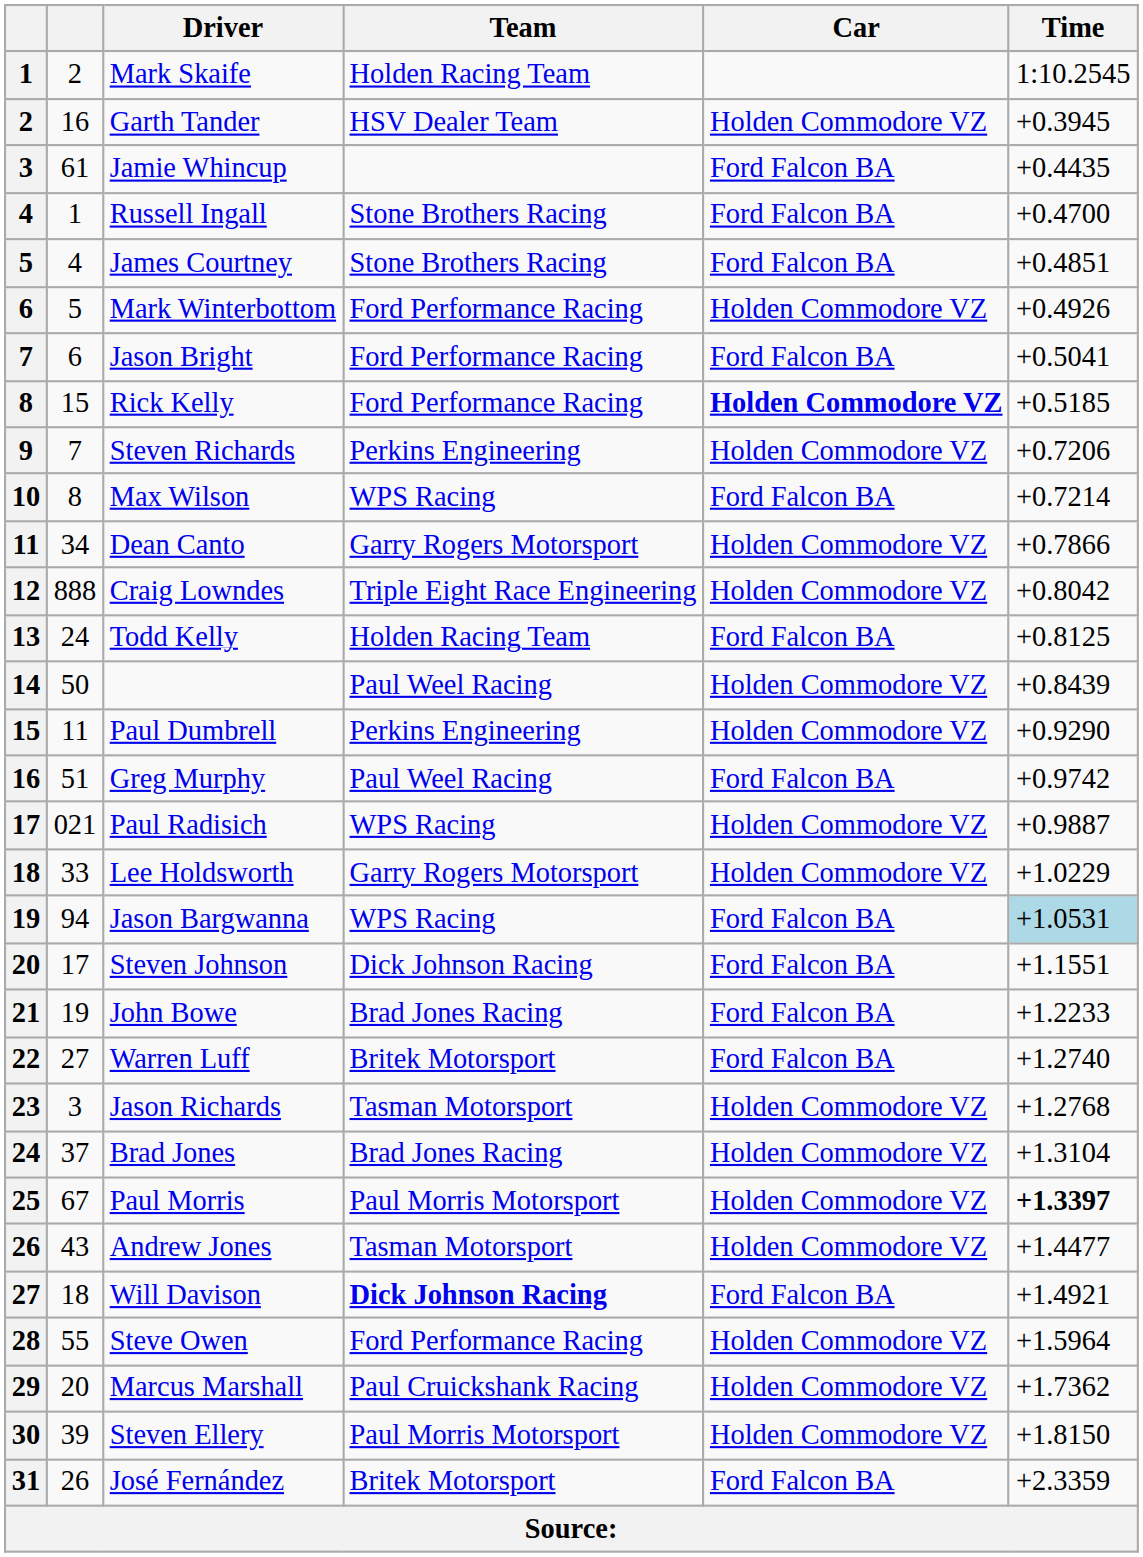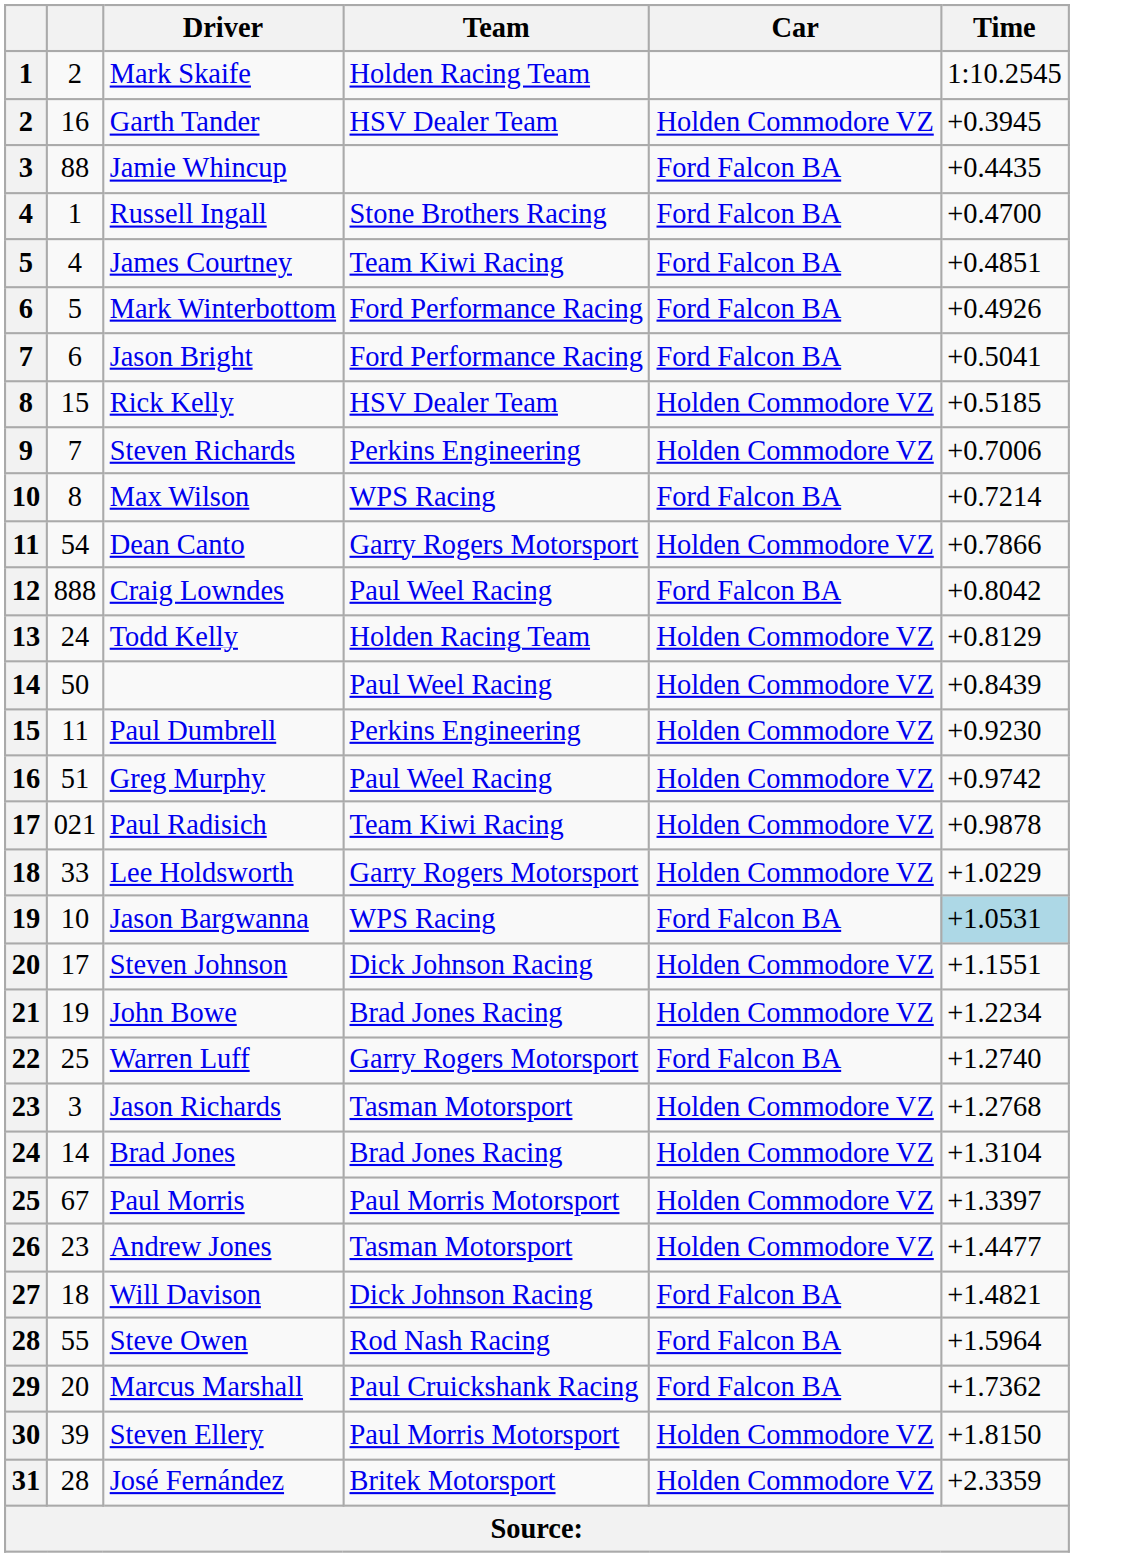(75, 168) 61 -> (75, 168) 88
(478, 262) Stone Brothers Racing -> (457, 262) Team Kiwi Racing
(849, 308) Holden Commodore VZ -> (749, 308) Ford Falcon BA
(496, 402) Ford Performance Racing -> (454, 402) HSV Dealer Team
(856, 402) bold -> (795, 402) normal
(1063, 449) +0.7206 -> (994, 449) +0.7006
(75, 543) 34 -> (75, 543) 54
(523, 590) Triple Eight Race Engineering -> (451, 590) Paul Weel Racing
(849, 590) Holden Commodore VZ -> (749, 590) Ford Falcon BA
(802, 637) Ford Falcon BA -> (795, 637) Holden Commodore VZ
(1063, 637) +0.8125 -> (994, 637) +0.8129
(1063, 730) +0.9290 -> (994, 730) +0.9230
(802, 777) Ford Falcon BA -> (795, 777) Holden Commodore VZ
(423, 824) WPS Racing -> (457, 824) Team Kiwi Racing
(1063, 824) +0.9887 -> (994, 824) +0.9878
(75, 918) 94 -> (75, 918) 10
(802, 965) Ford Falcon BA -> (795, 965) Holden Commodore VZ
(802, 1012) Ford Falcon BA -> (795, 1012) Holden Commodore VZ
(1063, 1012) +1.2233 -> (994, 1012) +1.2234
(75, 1059) 27 -> (75, 1059) 25
(453, 1059) Britek Motorsport -> (494, 1059) Garry Rogers Motorsport
(75, 1153) 37 -> (75, 1153) 14
(1063, 1199) bold -> (994, 1199) normal
(75, 1246) 43 -> (75, 1246) 23
(478, 1293) bold -> (471, 1293) normal
(1063, 1293) +1.4921 -> (994, 1293) +1.4821
(496, 1340) Ford Performance Racing -> (450, 1340) Rod Nash Racing
(849, 1340) Holden Commodore VZ -> (749, 1340) Ford Falcon BA
(849, 1387) Holden Commodore VZ -> (749, 1387) Ford Falcon BA
(75, 1481) 26 -> (75, 1481) 28
(802, 1481) Ford Falcon BA -> (795, 1481) Holden Commodore VZ
